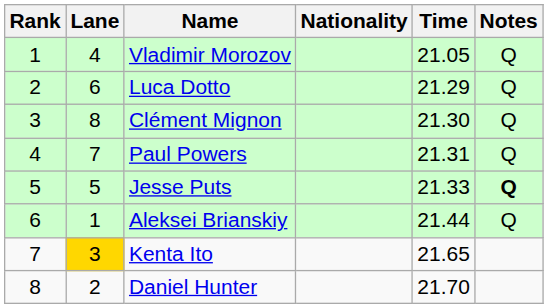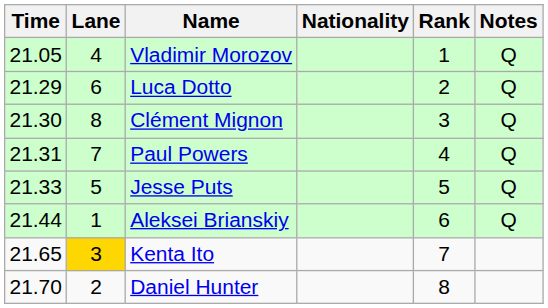columns swapped: (35, 21) <-> (444, 21)
(509, 187) bold -> (509, 187) normal
